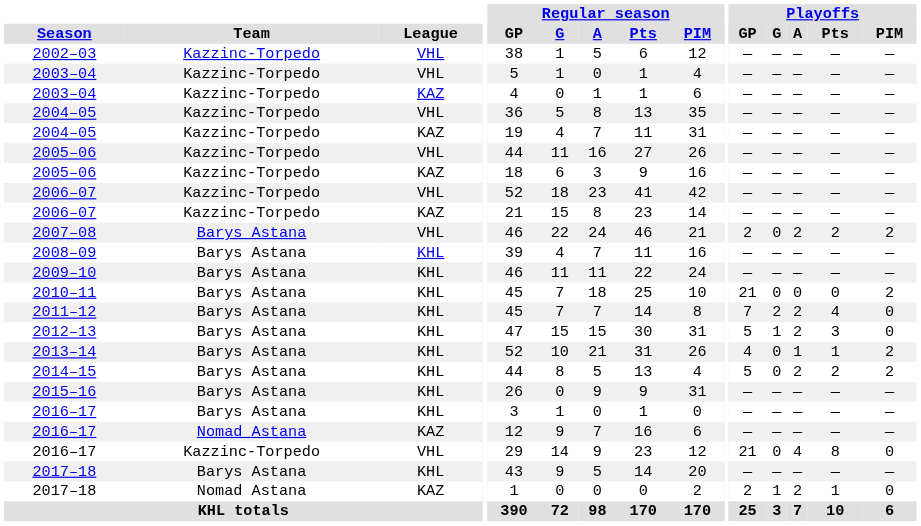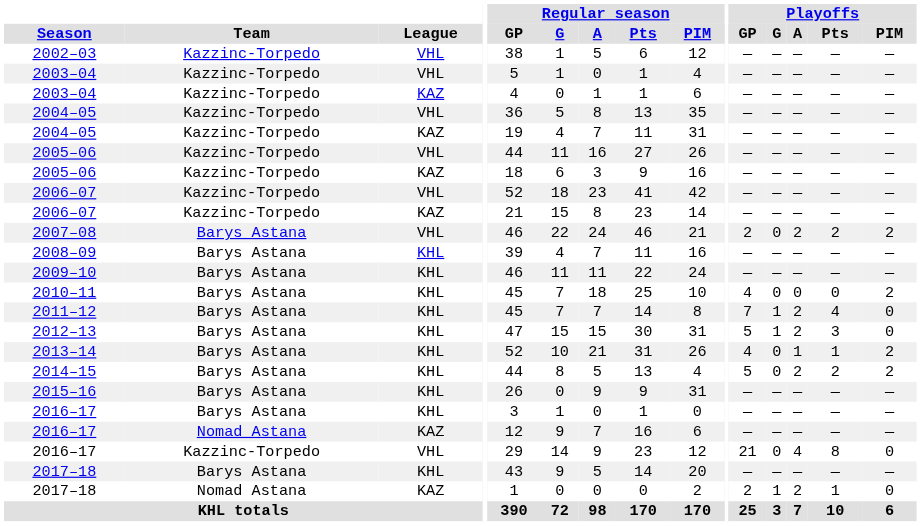(748, 292) 21 -> (748, 292) 4
(777, 312) 2 -> (777, 312) 1
